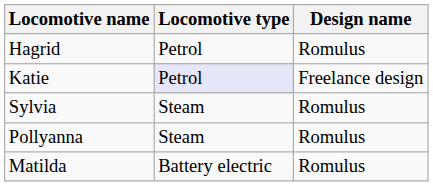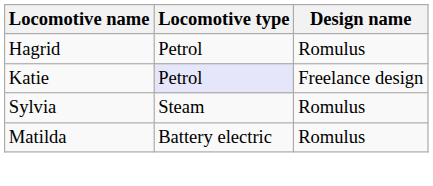- row: (46, 136)
